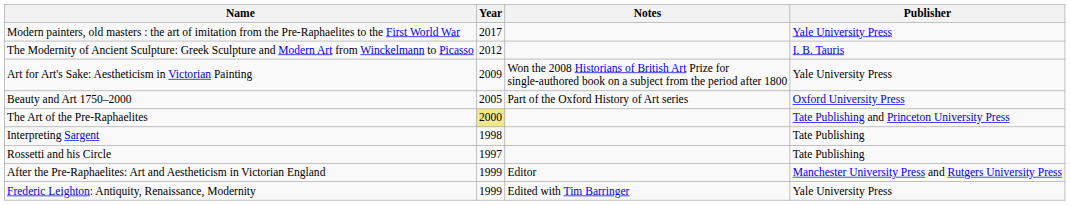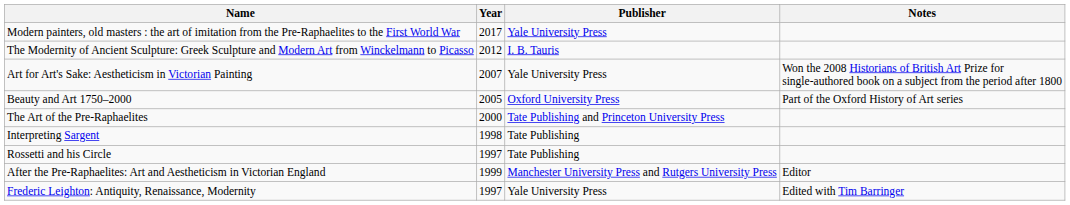columns swapped: (927, 13) <-> (647, 13)
(491, 74) 2009 -> (491, 74) 2007
(491, 117) khaki background -> (491, 117) no background
(491, 191) 1999 -> (491, 191) 1997
